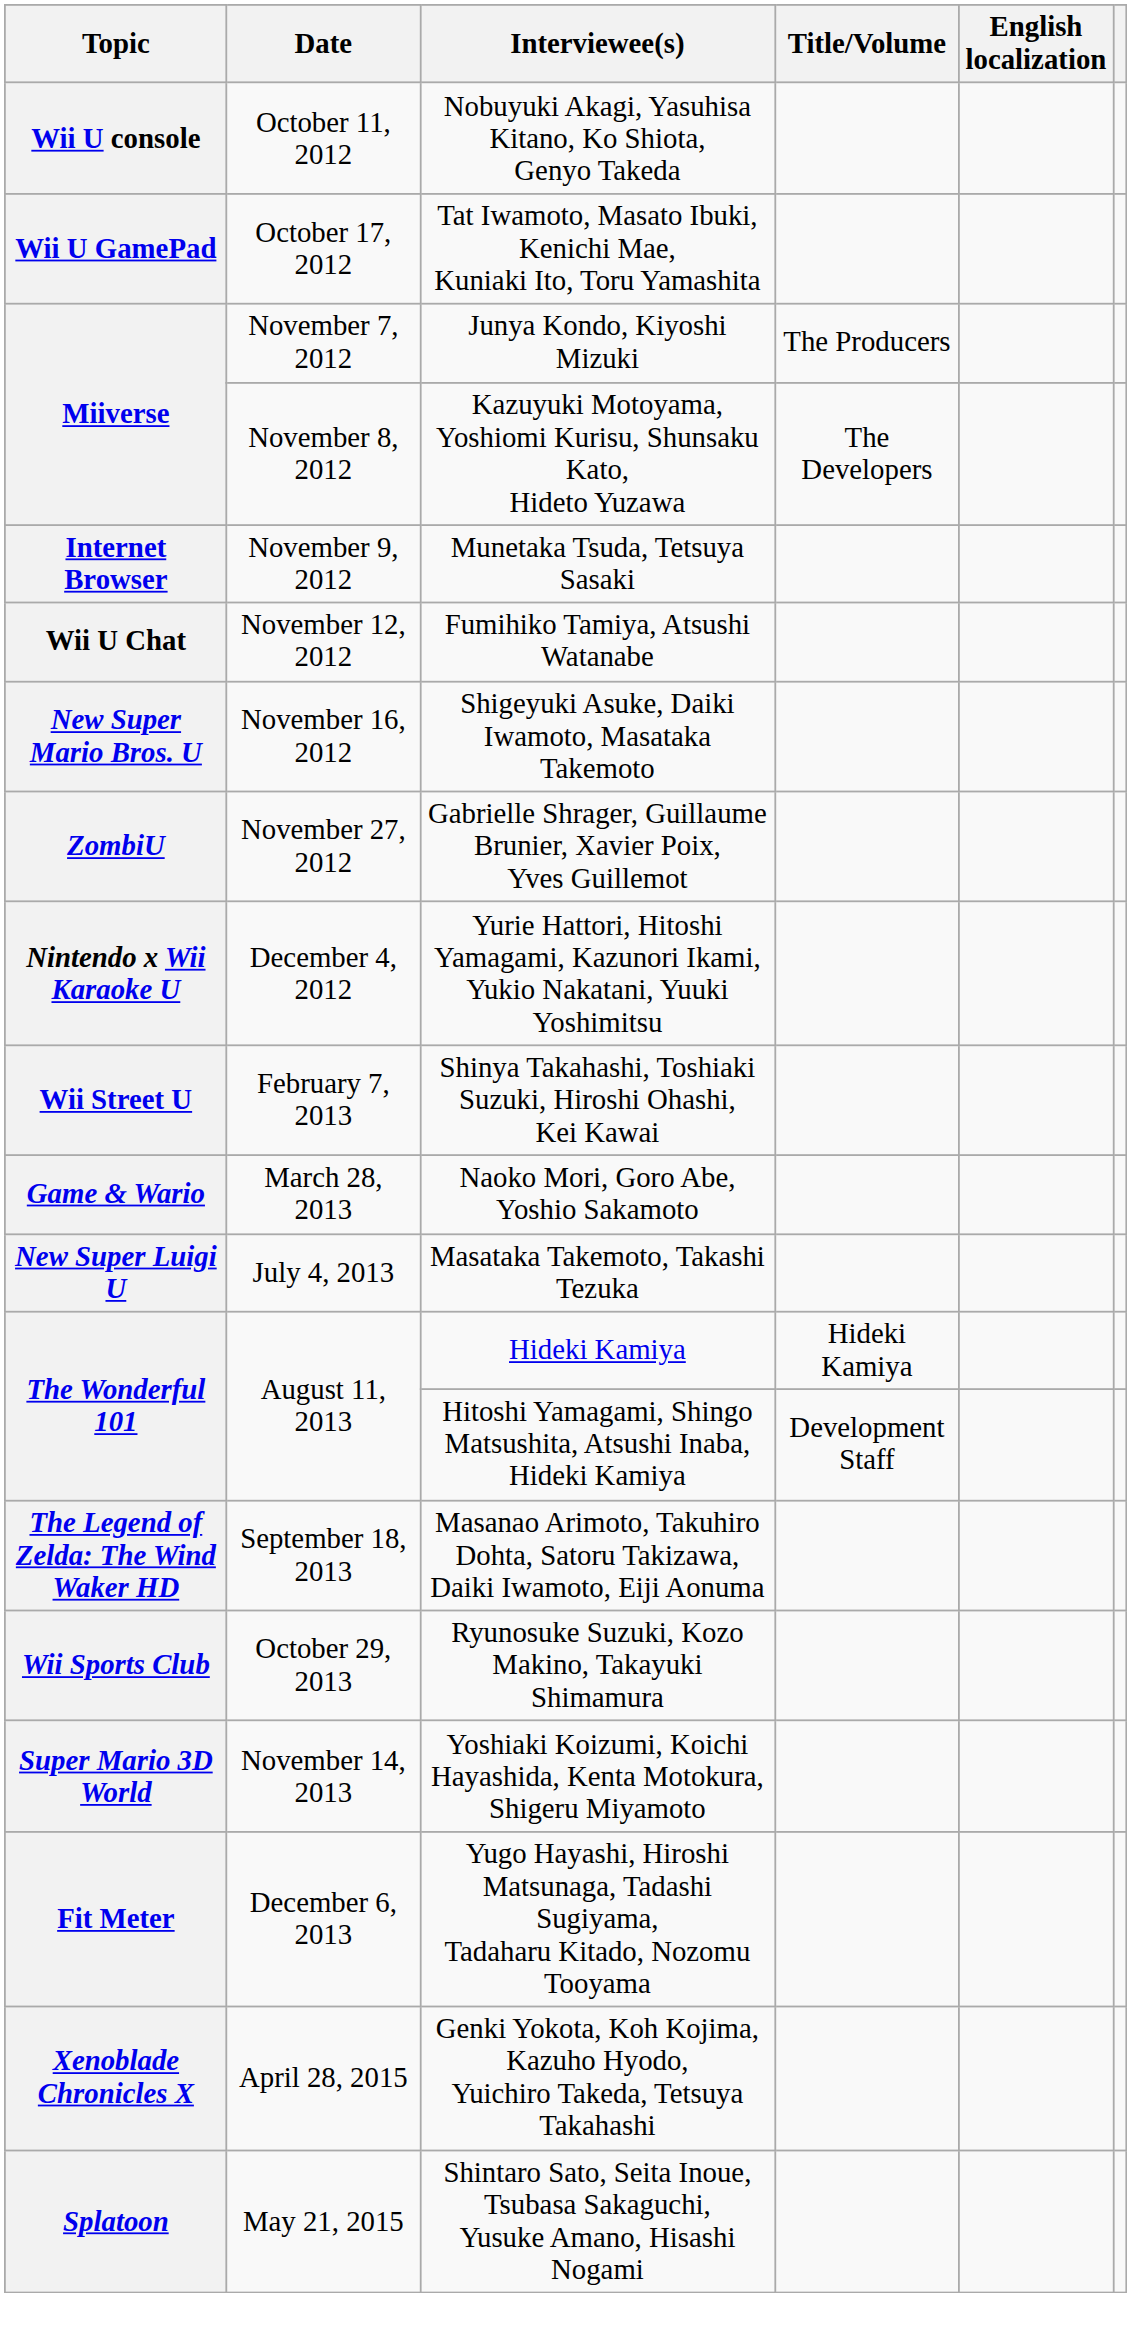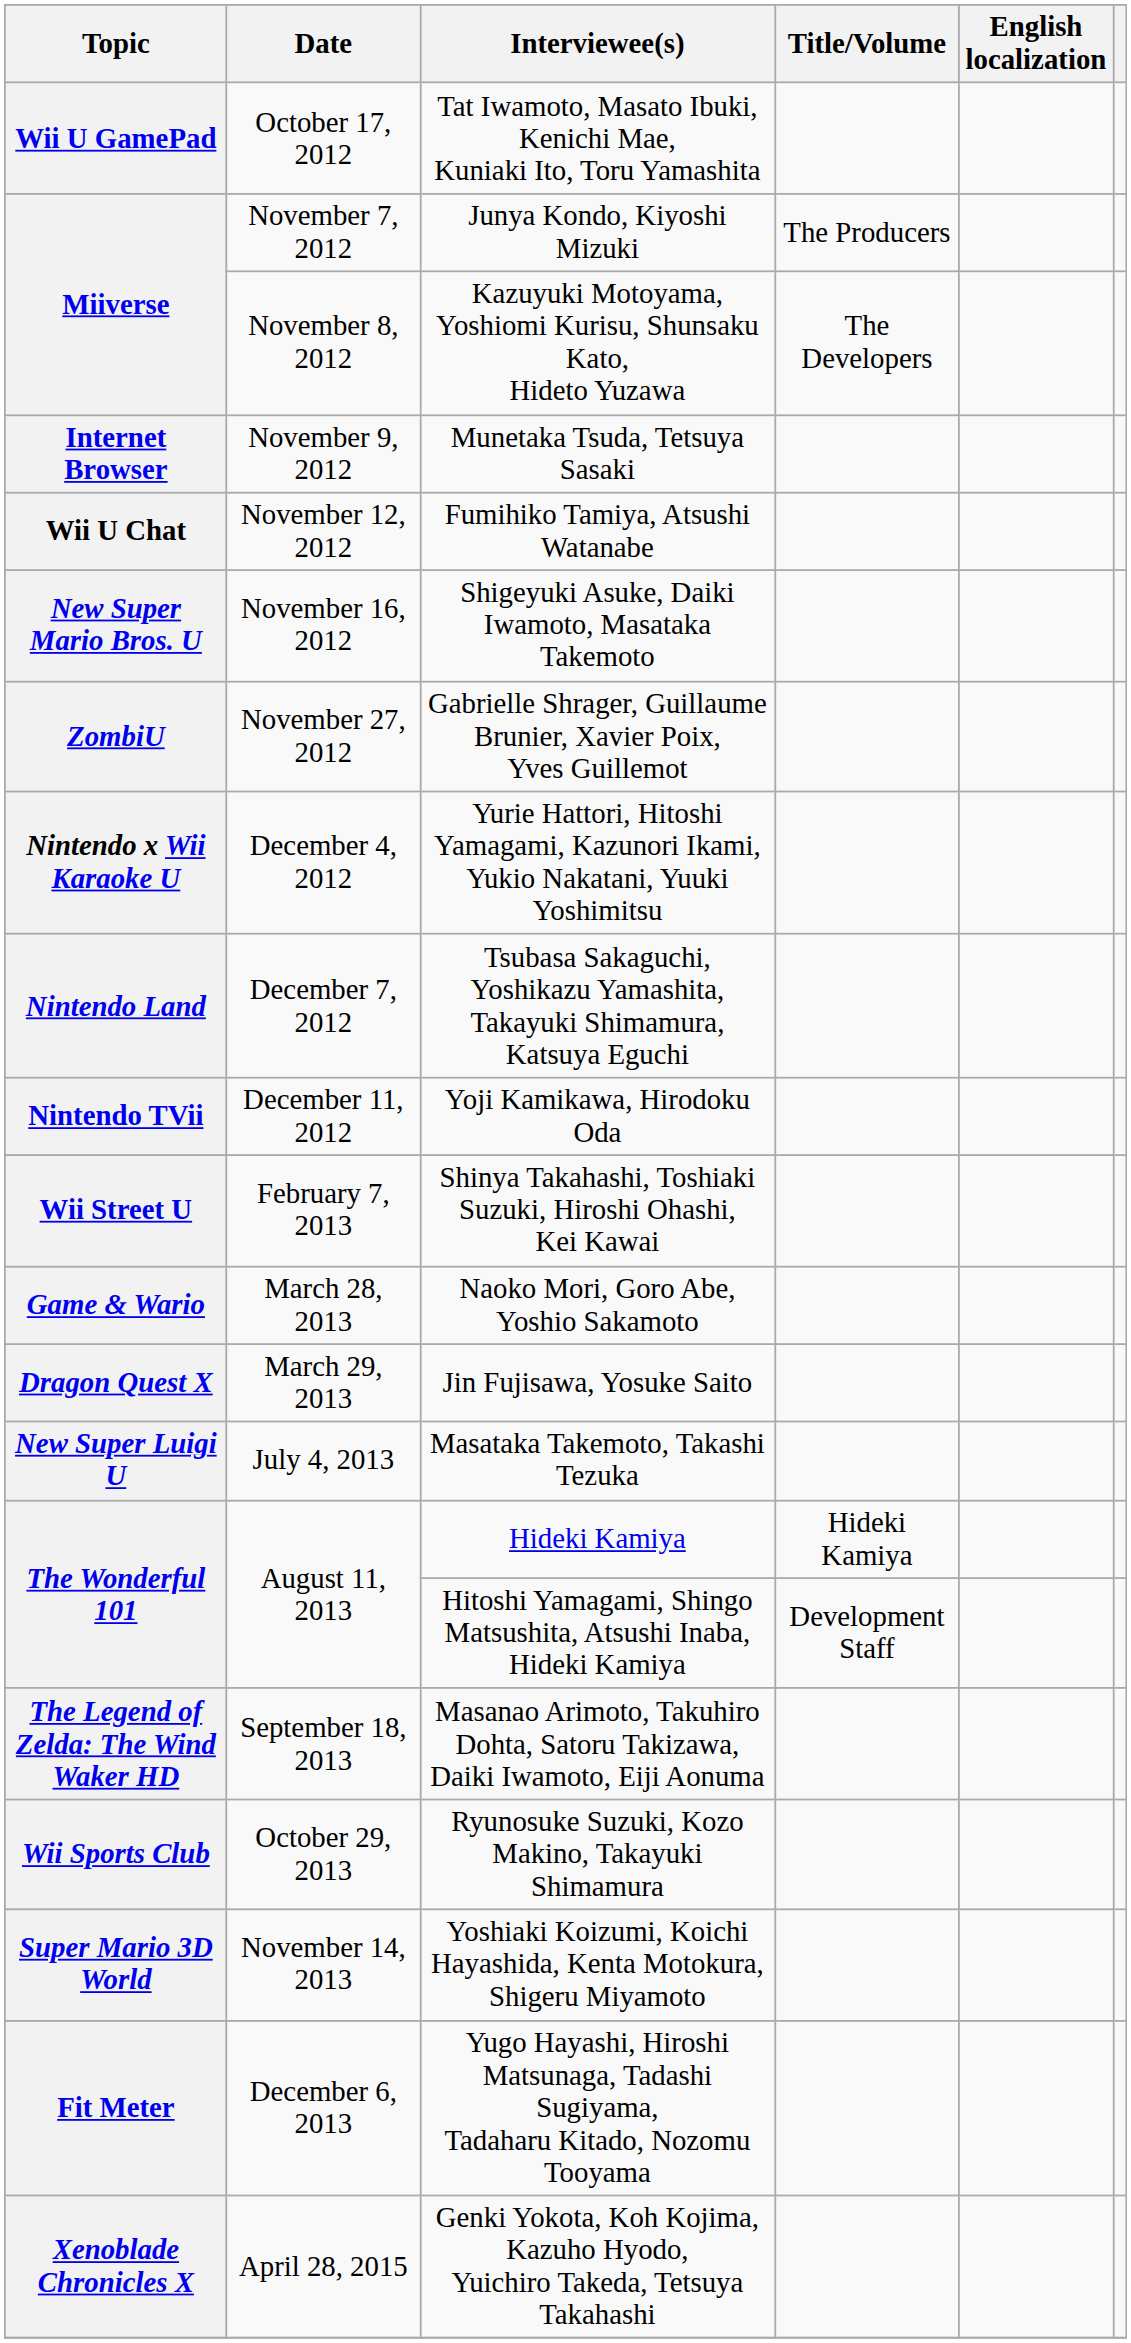- row: (116, 137)
+ row: (116, 1005)
+ row: (116, 1115)
+ row: (116, 1382)
- row: (116, 2220)
